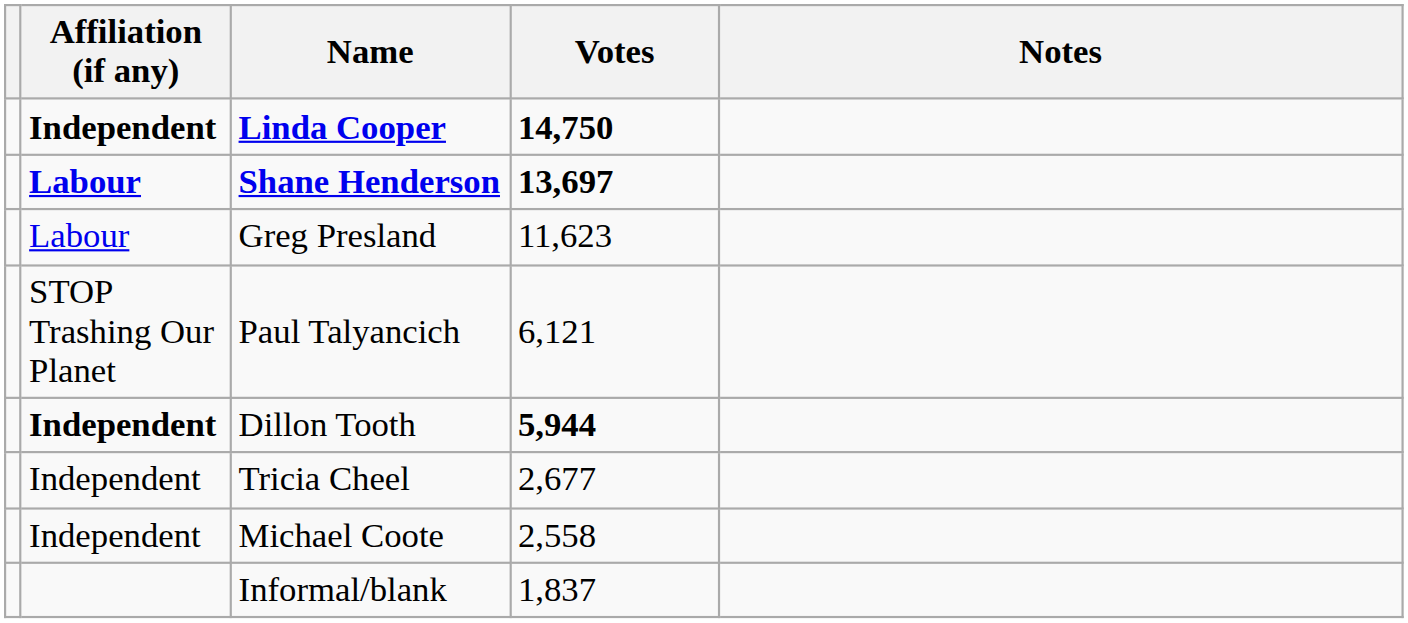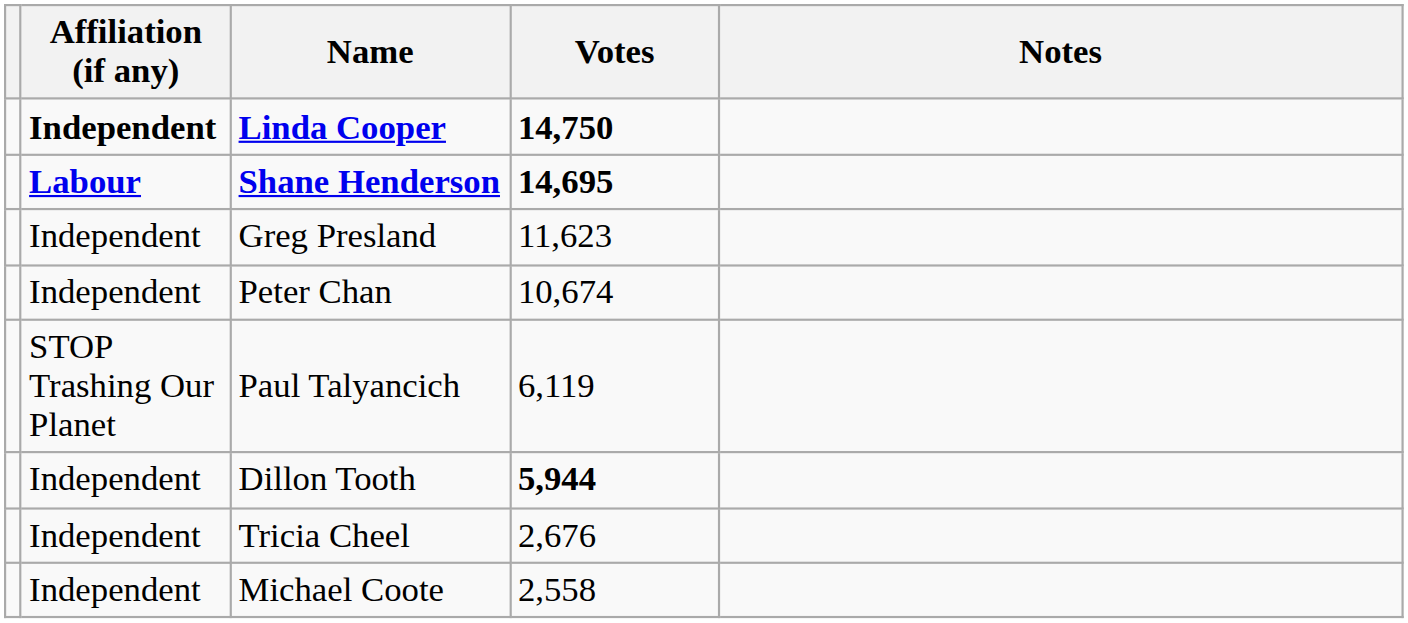(566, 181) 13,697 -> (566, 181) 14,695
(79, 236) Labour -> (115, 236) Independent
+ row: (315, 291)
(557, 330) 6,121 -> (556, 385) 6,119
(123, 424) bold -> (115, 479) normal
(557, 479) 2,677 -> (557, 534) 2,676
- row: (343, 589)
